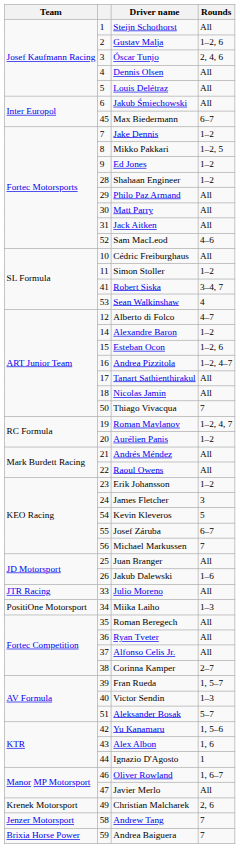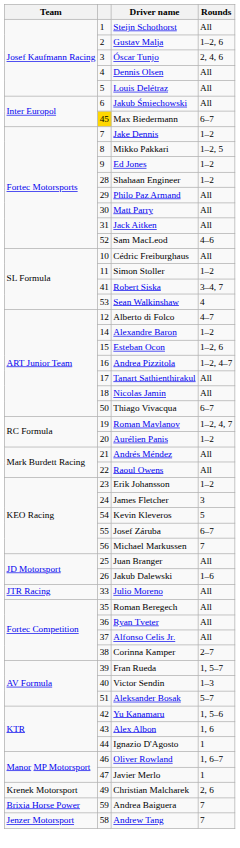(104, 118) no background -> (104, 118) gold background
(202, 408) 7 -> (207, 408) 6–7
- row: (136, 606)
(206, 789) All -> (202, 774) 1
rows swapped: (138, 820) <-> (145, 835)
